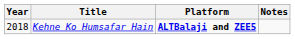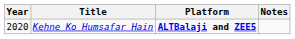(17, 27) 2018 -> (17, 27) 2020
